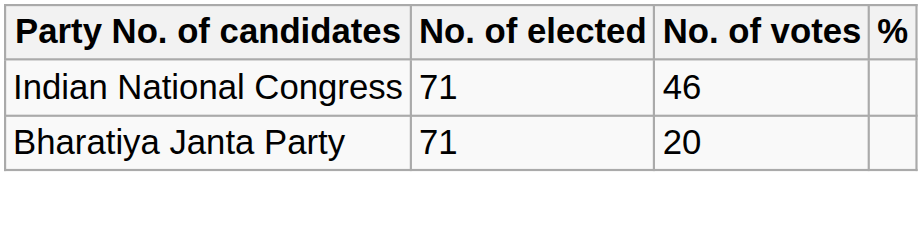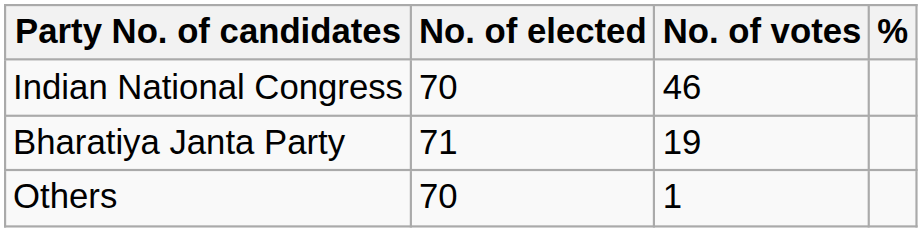(438, 87) 71 -> (438, 87) 70
(682, 142) 20 -> (682, 142) 19
+ row: (65, 197)
